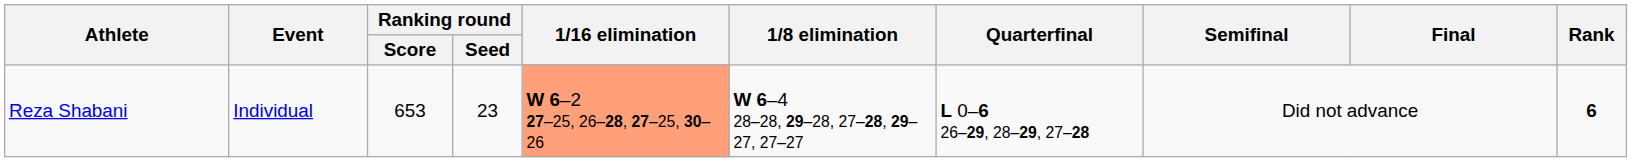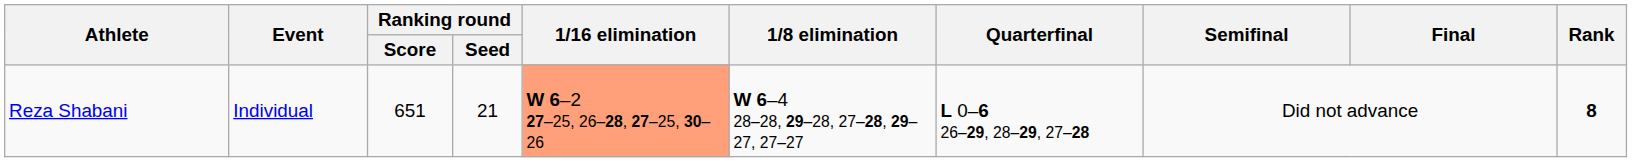(410, 111) 653 -> (410, 111) 651
(488, 111) 23 -> (488, 111) 21
(1592, 111) 6 -> (1592, 111) 8
